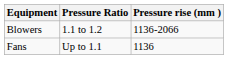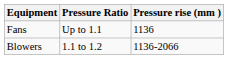rows swapped: (17, 46) <-> (24, 29)
